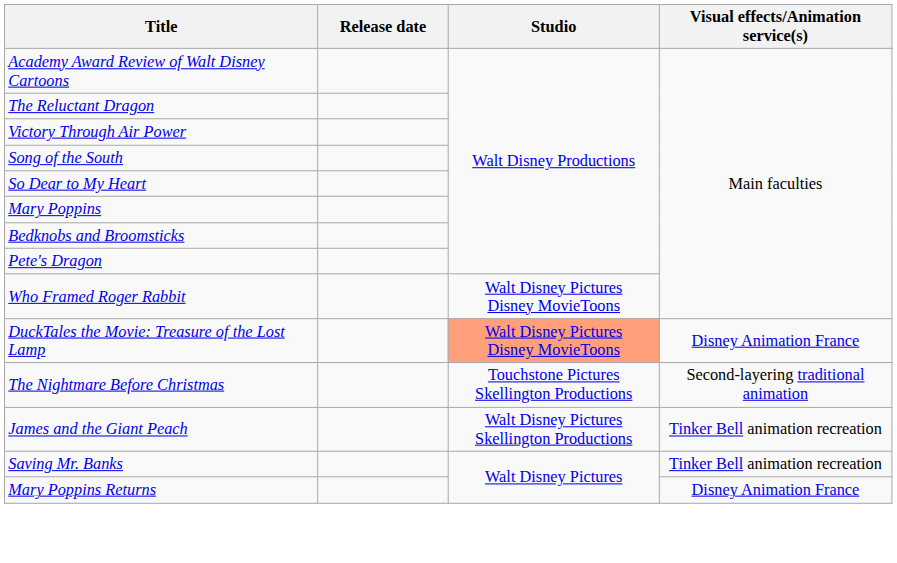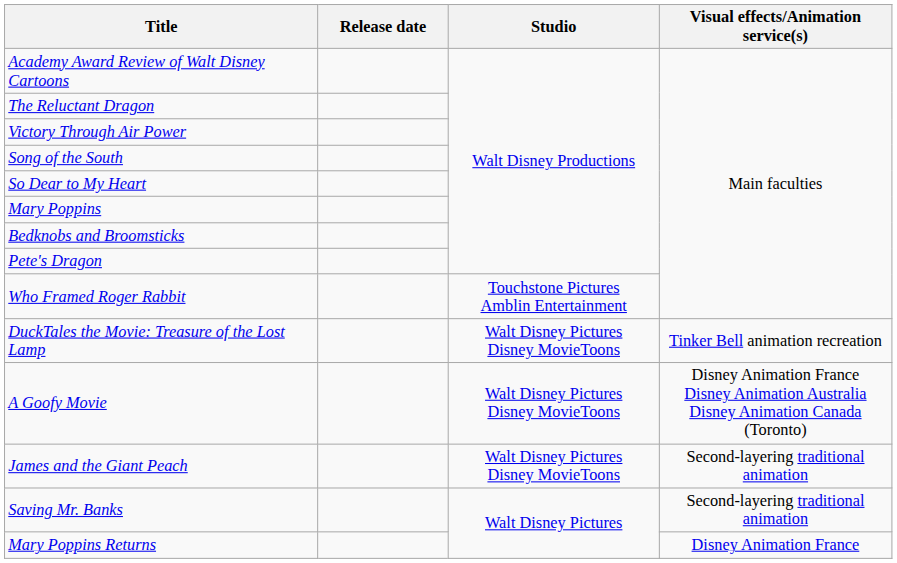(554, 296) Walt Disney Pictures Disney MovieToons -> (554, 296) Touchstone Pictures Amblin Entertainment
(554, 340) lightsalmon background -> (554, 340) no background
(775, 340) Disney Animation France -> (775, 340) Tinker Bell animation recreation
- row: (116, 384)
+ row: (58, 403)
(554, 429) Walt Disney Pictures Skellington Productions -> (554, 465) Walt Disney Pictures Disney MovieToons
(775, 429) Tinker Bell animation recreation -> (775, 465) Second-layering traditional animation
(775, 464) Tinker Bell animation recreation -> (775, 509) Second-layering traditional animation
